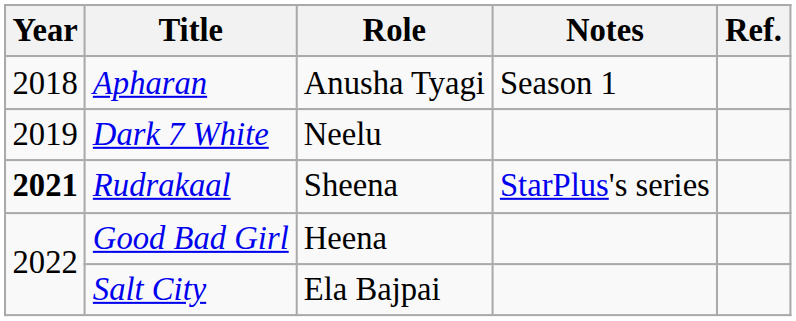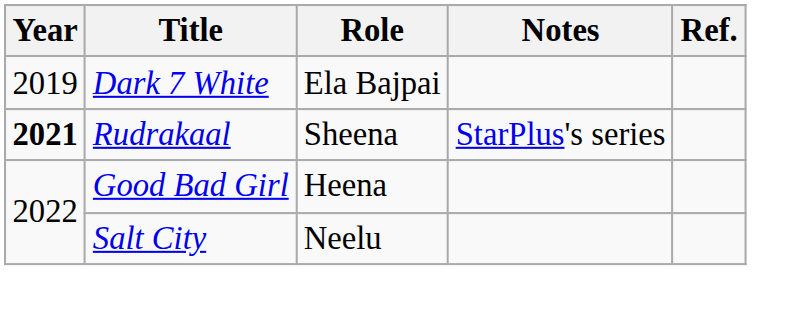- row: (150, 82)
(343, 133) Neelu -> (372, 82) Ela Bajpai
(372, 289) Ela Bajpai -> (343, 237) Neelu
